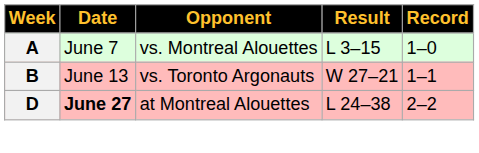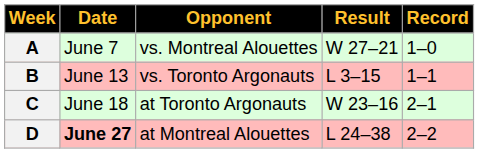(353, 47) L 3–15 -> (362, 47) W 27–21
(362, 76) W 27–21 -> (353, 76) L 3–15
+ row: (32, 104)
